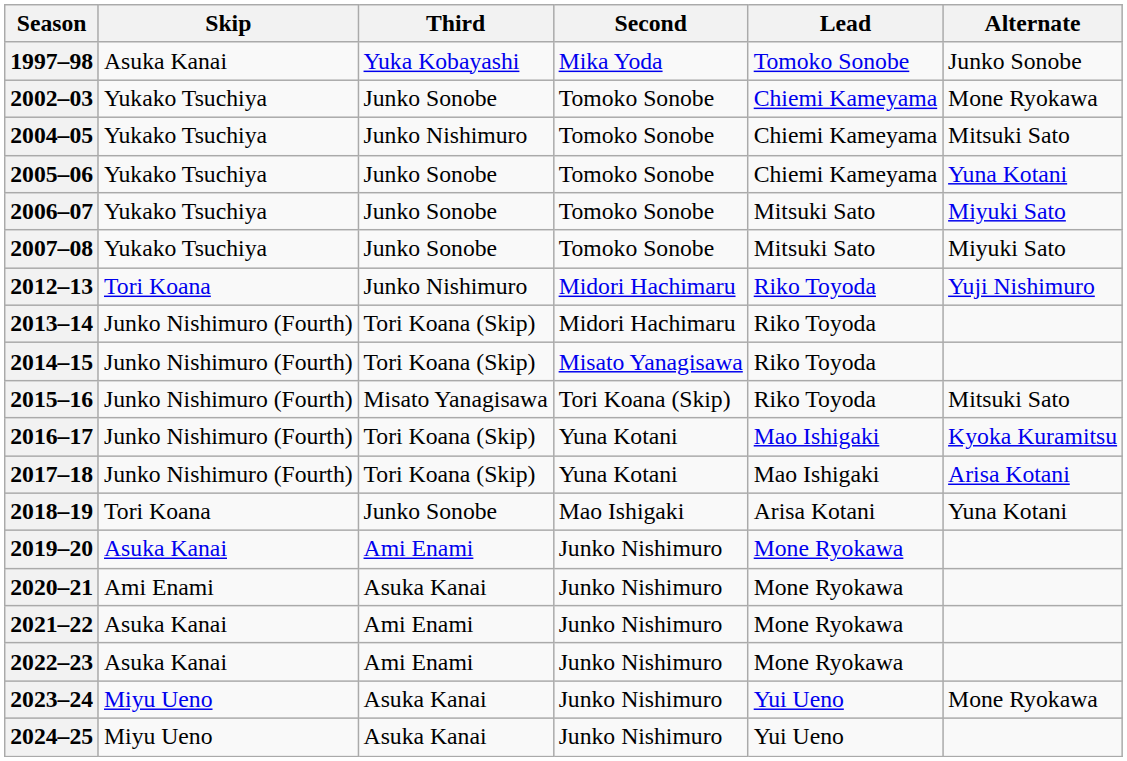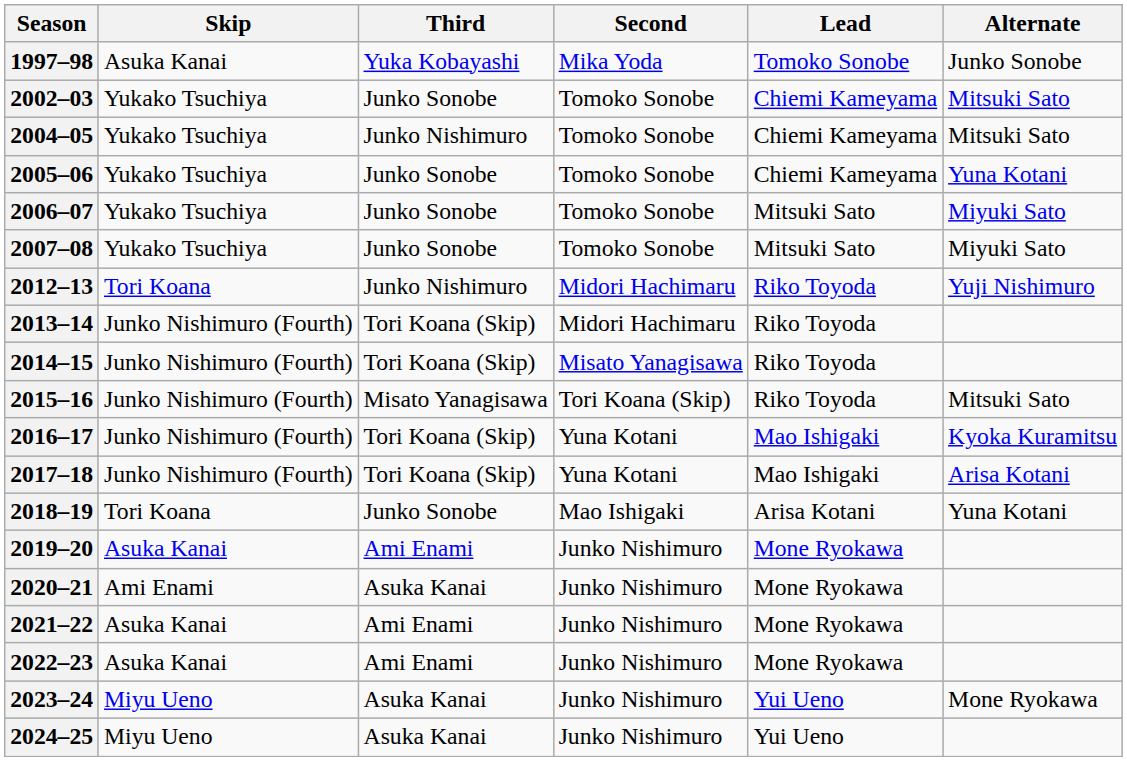(1023, 98) Mone Ryokawa -> (1009, 98) Mitsuki Sato
